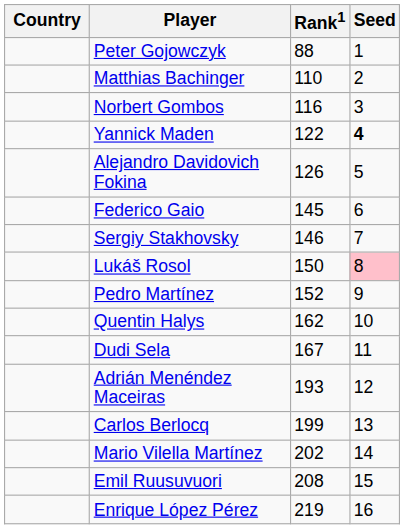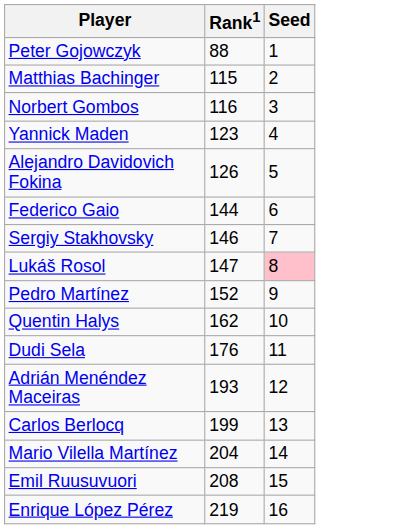- column: (47, 20)
(308, 79) 110 -> (223, 79) 115
(309, 134) 122 -> (224, 134) 123
(359, 134) bold -> (273, 134) normal
(309, 210) 145 -> (224, 210) 144
(309, 266) 150 -> (224, 266) 147
(309, 350) 167 -> (224, 350) 176
(309, 453) 202 -> (224, 453) 204
